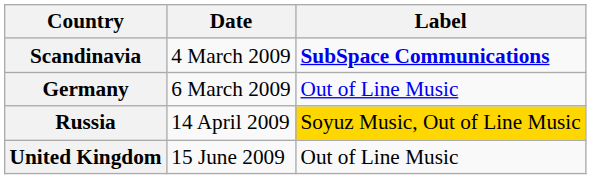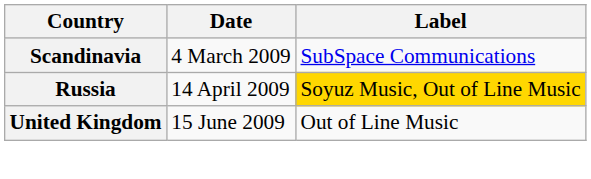(425, 55) bold -> (418, 55) normal
- row: (86, 88)
